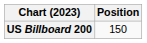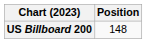(118, 30) 150 -> (118, 30) 148
